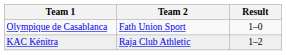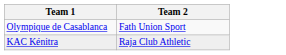- column: (255, 12)
